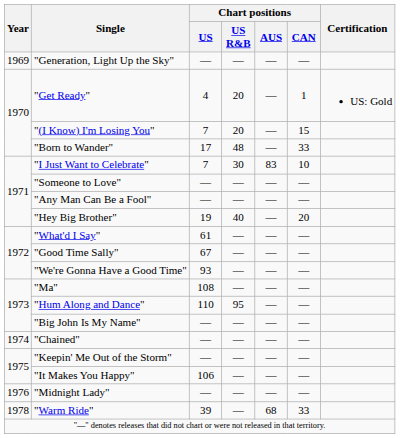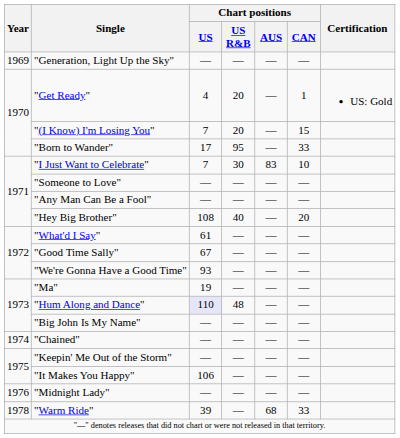(238, 147) 48 -> (238, 147) 95
(206, 217) 19 -> (206, 217) 108
(206, 287) 108 -> (206, 287) 19
(206, 305) no background -> (206, 305) lavender background
(238, 305) 95 -> (238, 305) 48
